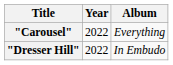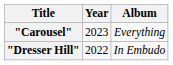(97, 32) 2022 -> (97, 32) 2023
